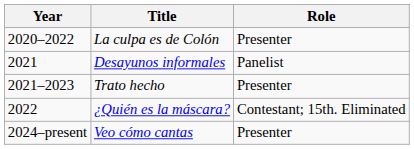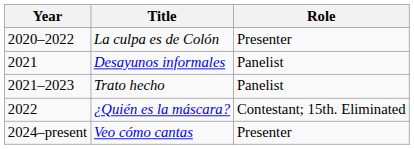(264, 86) Presenter -> (260, 86) Panelist
